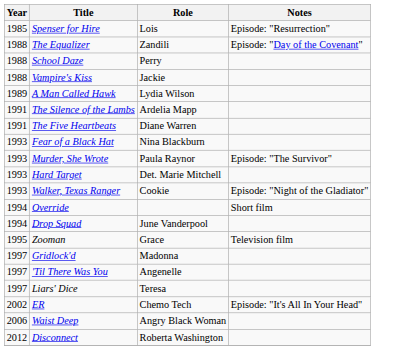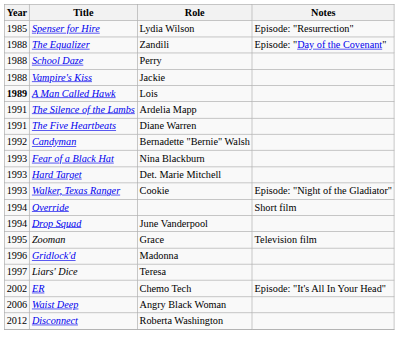(149, 28) Lois -> (167, 28) Lydia Wilson
(17, 93) normal -> (17, 93) bold
(167, 93) Lydia Wilson -> (149, 93) Lois
+ row: (54, 142)
- row: (70, 158)
(17, 256) 1997 -> (17, 256) 1996
- row: (70, 272)
